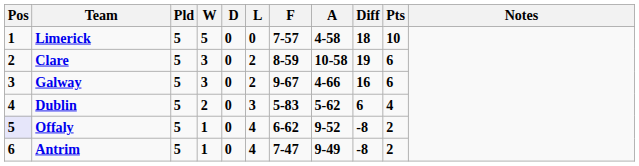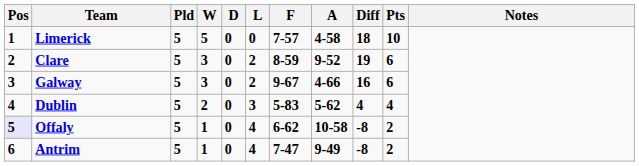(331, 60) 10-58 -> (327, 60) 9-52
(360, 104) 6 -> (360, 104) 4
(327, 127) 9-52 -> (331, 127) 10-58
